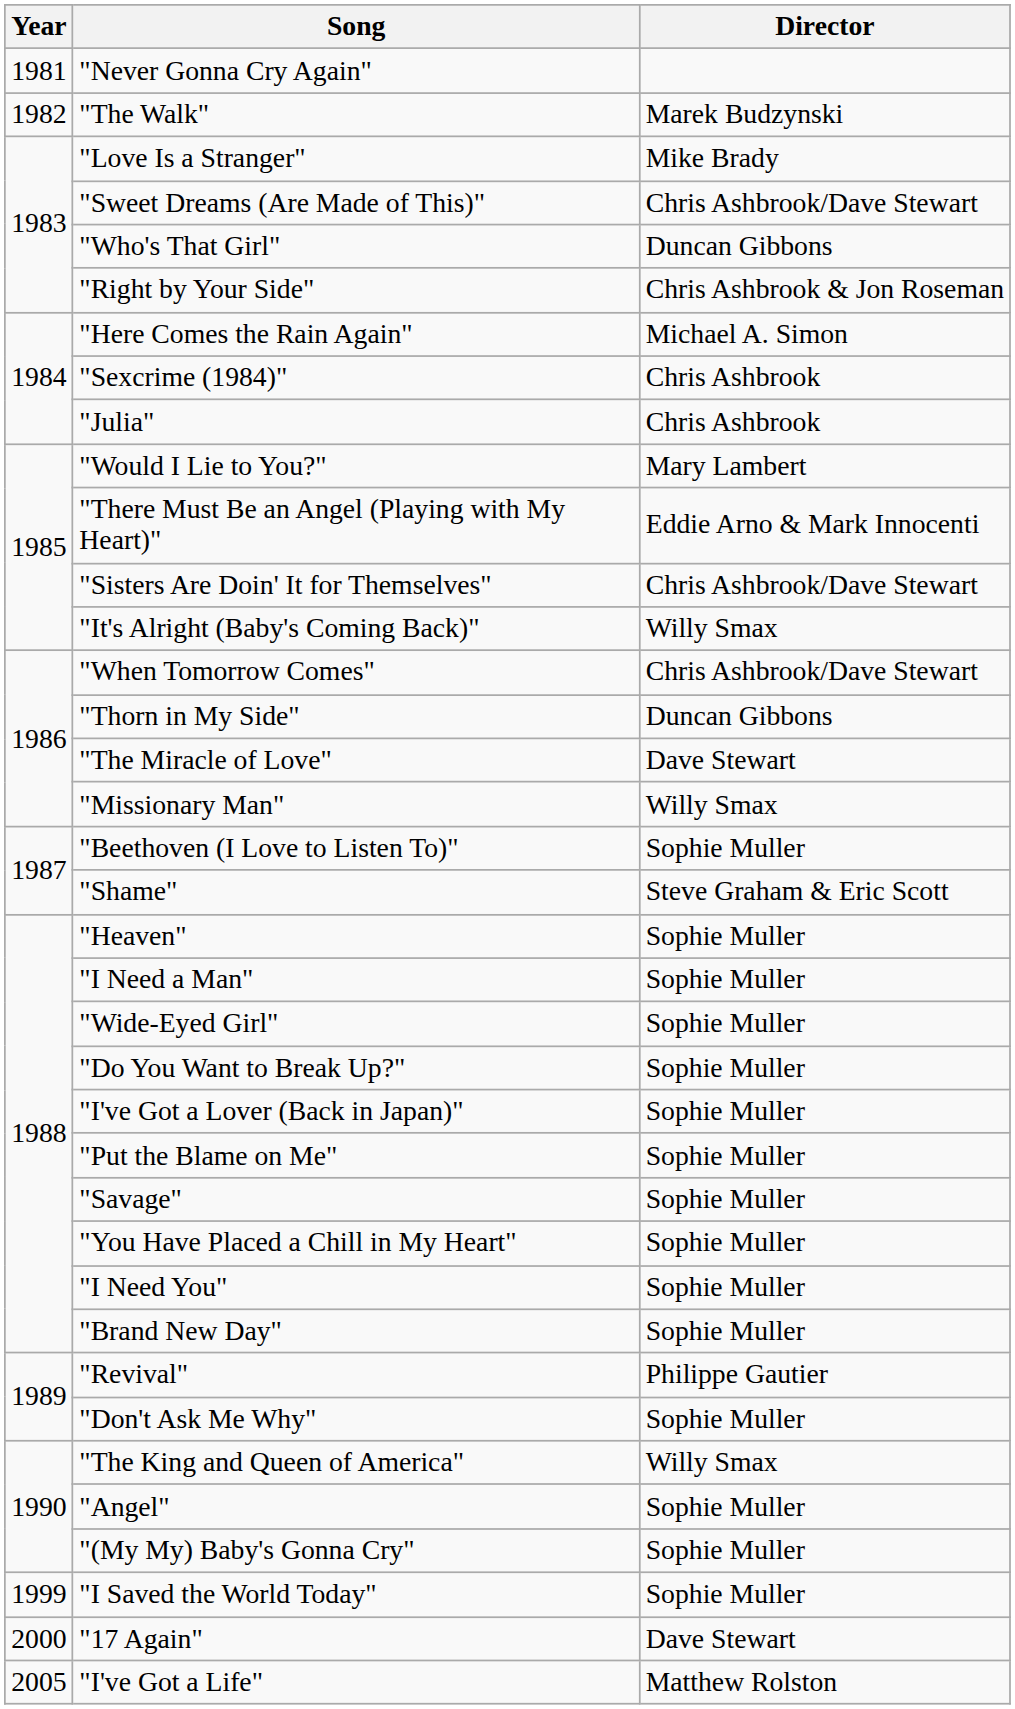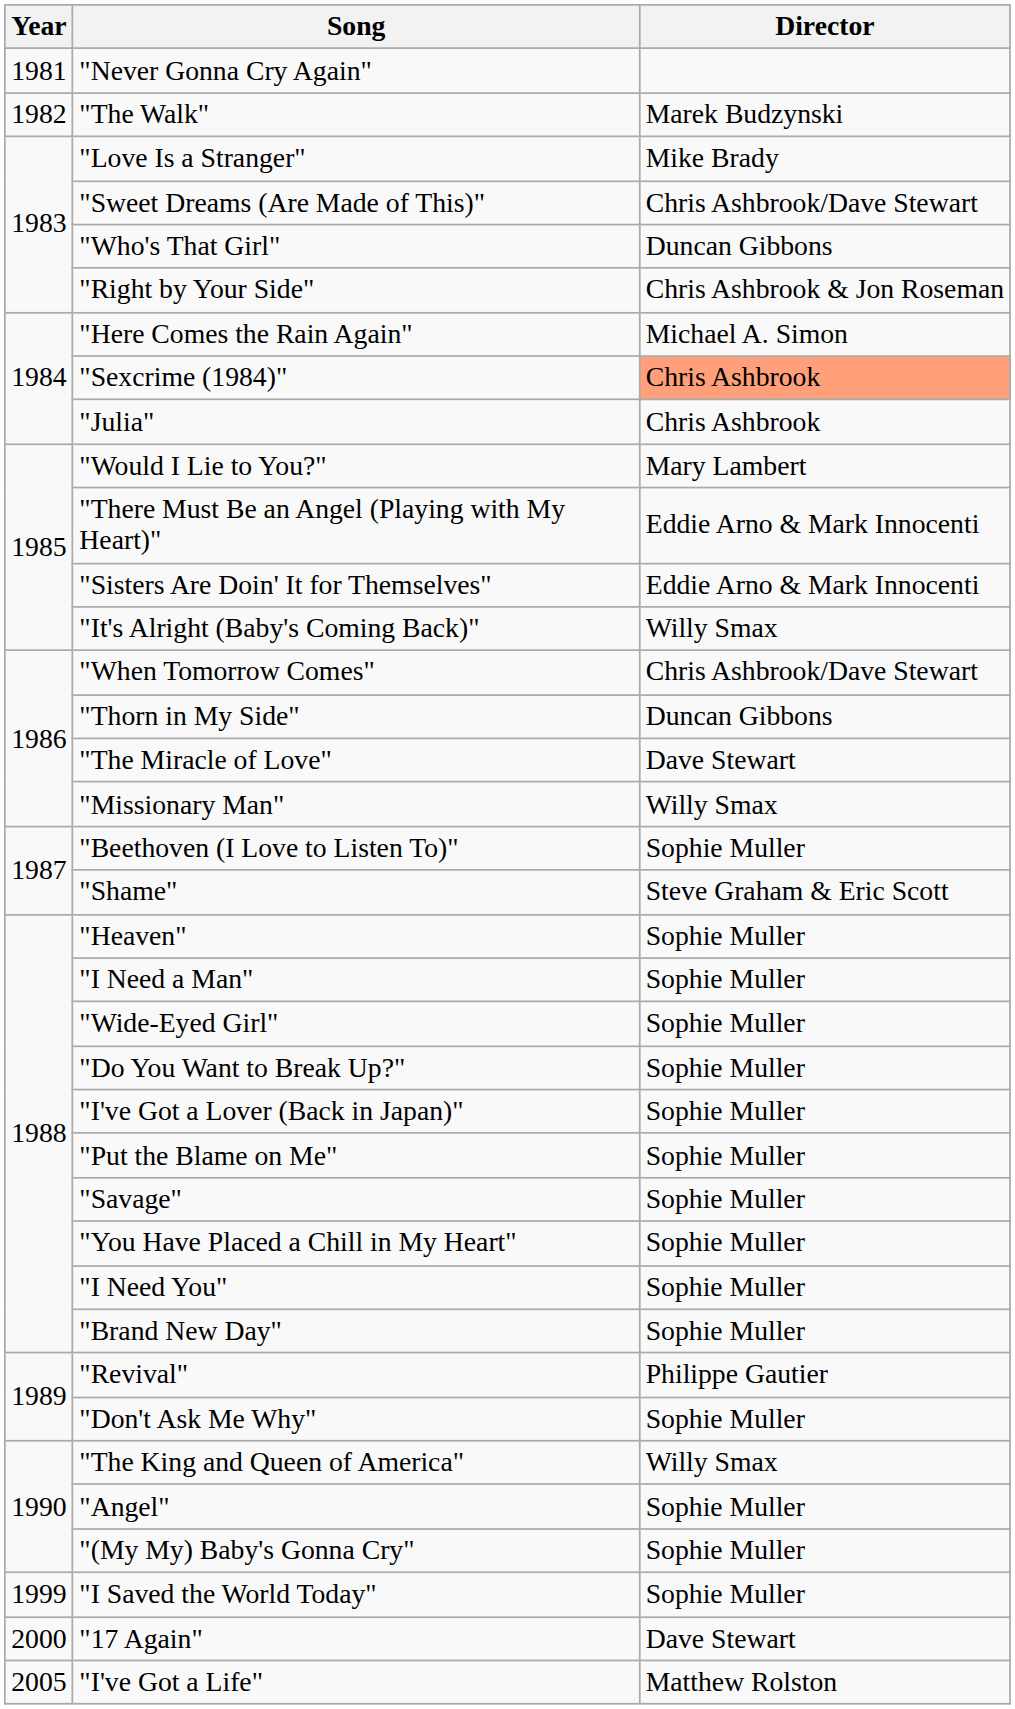(733, 377) no background -> (733, 377) lightsalmon background
(812, 584) Chris Ashbrook/Dave Stewart -> (813, 584) Eddie Arno & Mark Innocenti
